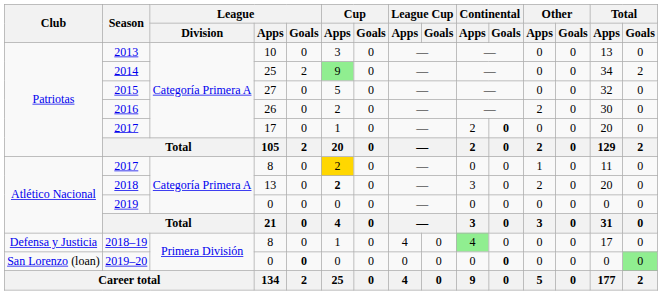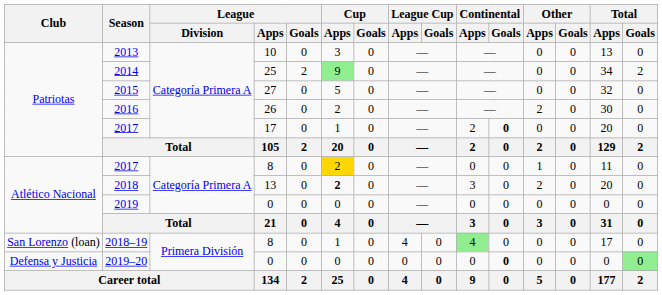(53, 242) Defensa y Justicia -> (53, 242) San Lorenzo (loan)
(53, 261) San Lorenzo (loan) -> (53, 261) Defensa y Justicia
(304, 261) bold -> (304, 261) normal
